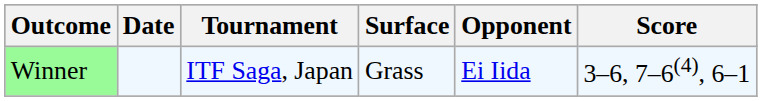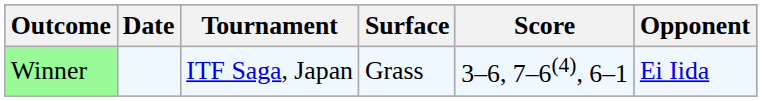columns swapped: (516, 24) <-> (667, 24)
